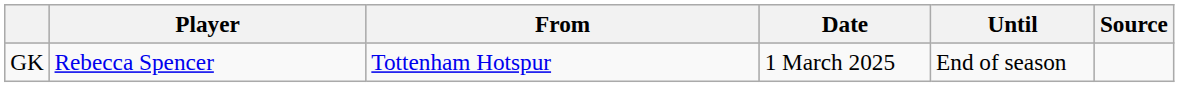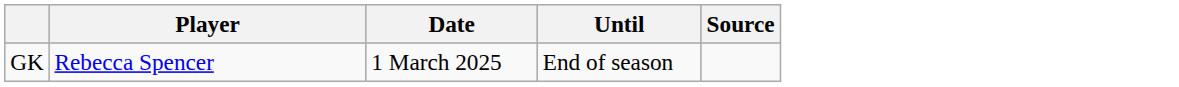- column: (563, 23)
